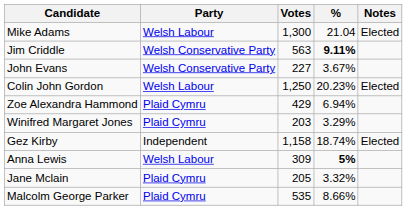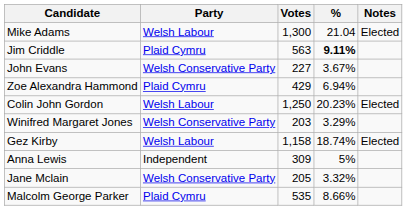(209, 50) Welsh Conservative Party -> (174, 50) Plaid Cymru
rows swapped: (55, 86) <-> (72, 104)
(174, 123) Plaid Cymru -> (209, 123) Welsh Conservative Party
(175, 141) Independent -> (178, 141) Welsh Labour
(178, 159) Welsh Labour -> (175, 159) Independent
(347, 159) bold -> (347, 159) normal
(174, 178) Plaid Cymru -> (209, 178) Welsh Conservative Party
